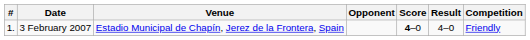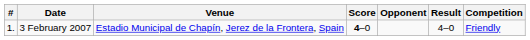columns swapped: (372, 12) <-> (413, 12)
